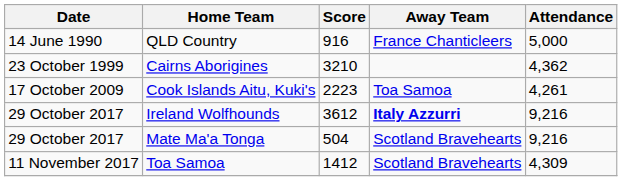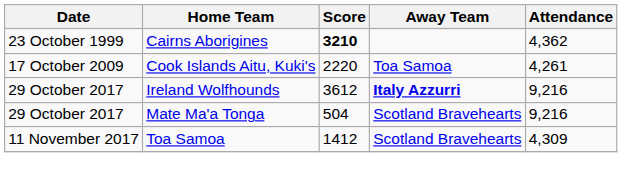- row: (191, 41)
(340, 65) normal -> (340, 41) bold
(340, 90) 2223 -> (340, 65) 2220
